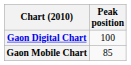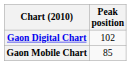(108, 38) 100 -> (108, 38) 102
